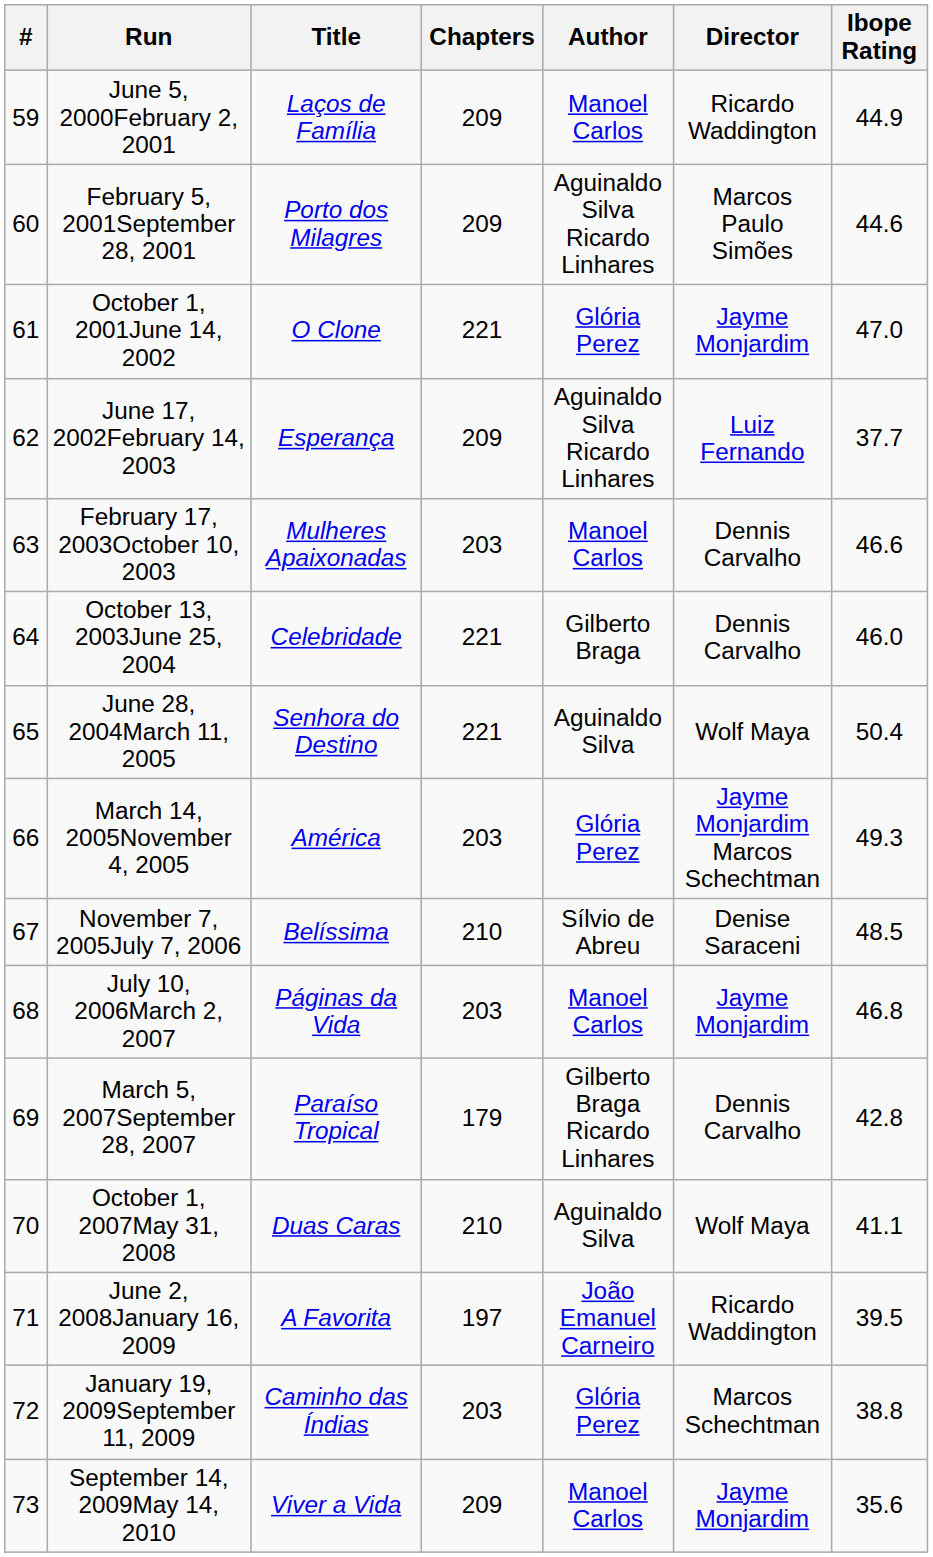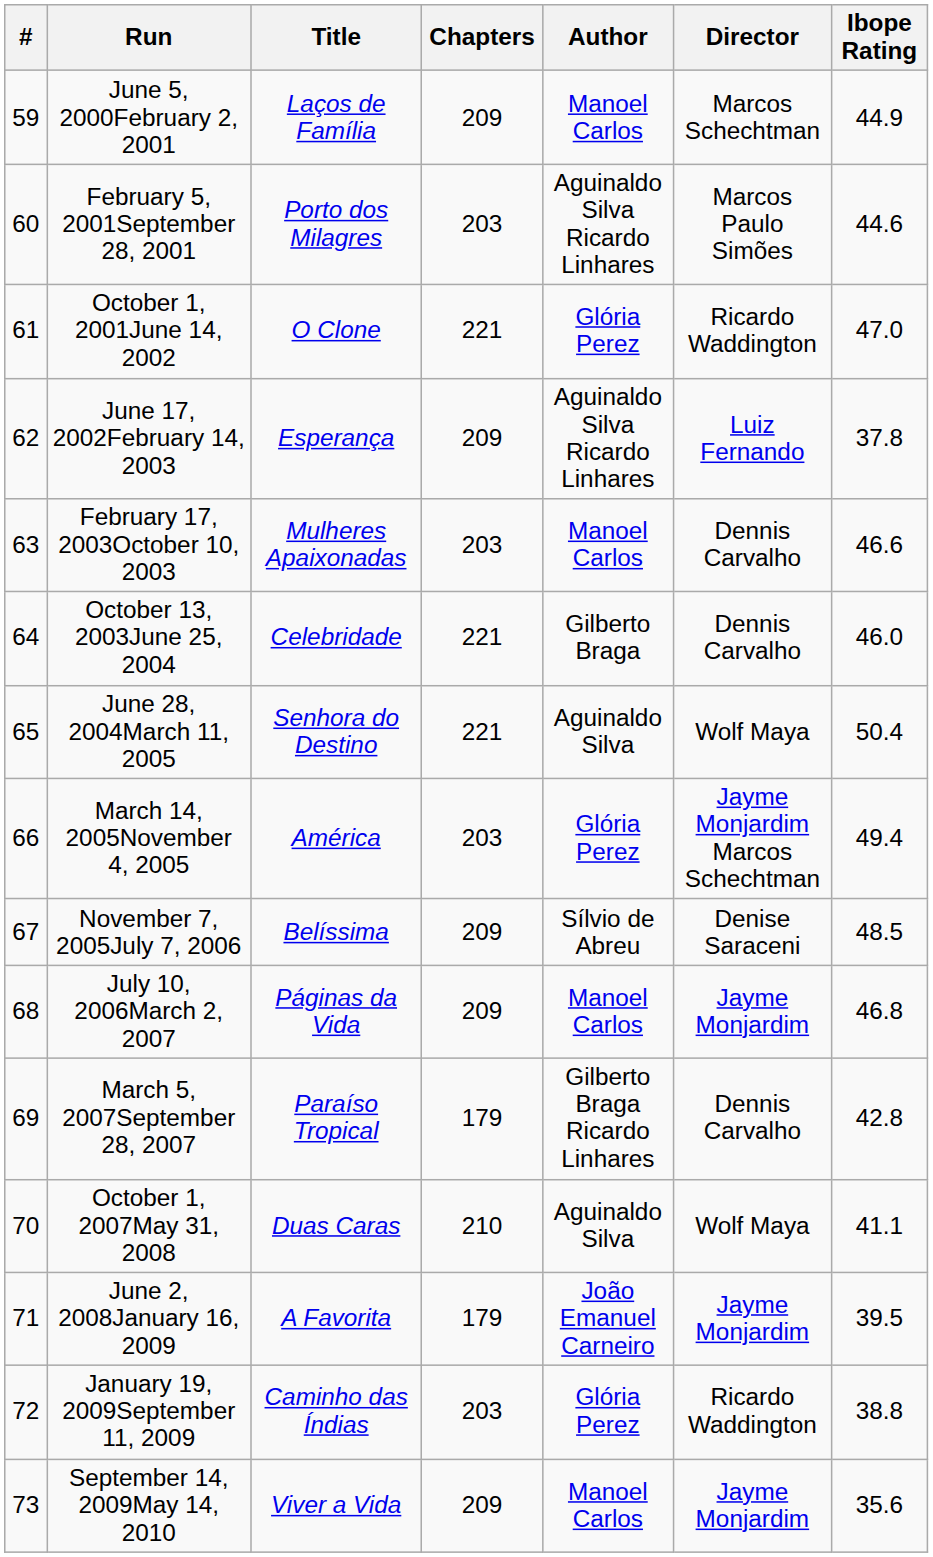(752, 117) Ricardo Waddington -> (752, 117) Marcos Schechtman
(482, 224) 209 -> (482, 224) 203
(752, 331) Jayme Monjardim -> (752, 331) Ricardo Waddington
(879, 437) 37.7 -> (879, 437) 37.8
(879, 838) 49.3 -> (879, 838) 49.4
(482, 931) 210 -> (482, 931) 209
(482, 1011) 203 -> (482, 1011) 209
(482, 1318) 197 -> (482, 1318) 179
(752, 1318) Ricardo Waddington -> (752, 1318) Jayme Monjardim
(752, 1411) Marcos Schechtman -> (752, 1411) Ricardo Waddington
